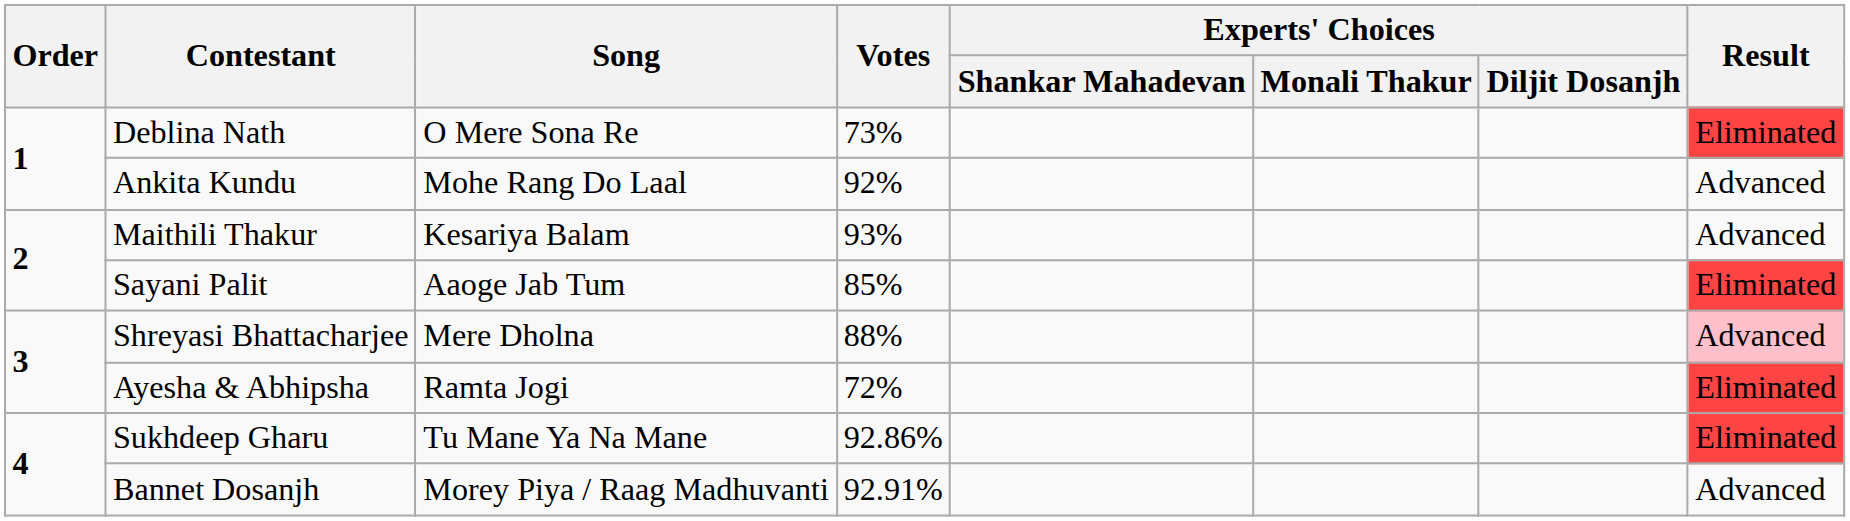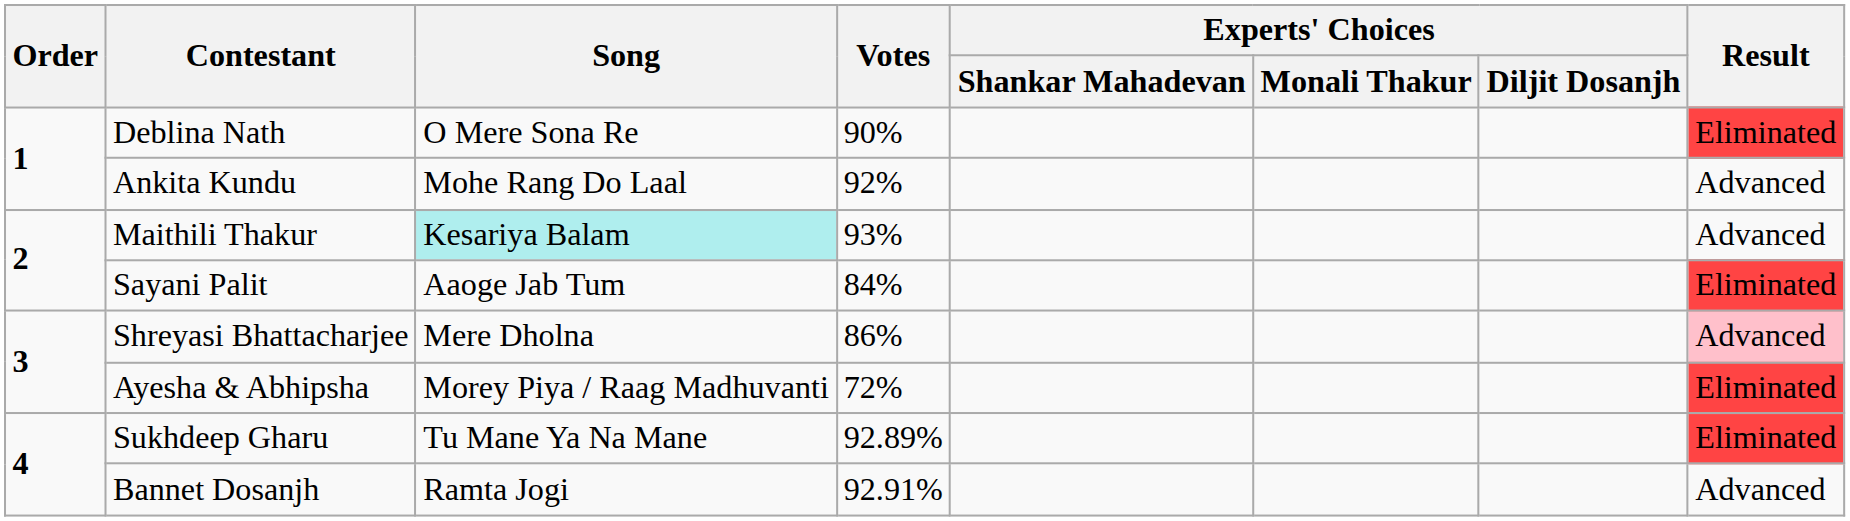(873, 132) 73% -> (873, 132) 90%
(527, 234) no background -> (527, 234) paleturquoise background
(873, 285) 85% -> (873, 285) 84%
(873, 336) 88% -> (873, 336) 86%
(496, 387) Ramta Jogi -> (626, 387) Morey Piya / Raag Madhuvanti
(893, 438) 92.86% -> (893, 438) 92.89%
(626, 489) Morey Piya / Raag Madhuvanti -> (496, 489) Ramta Jogi
